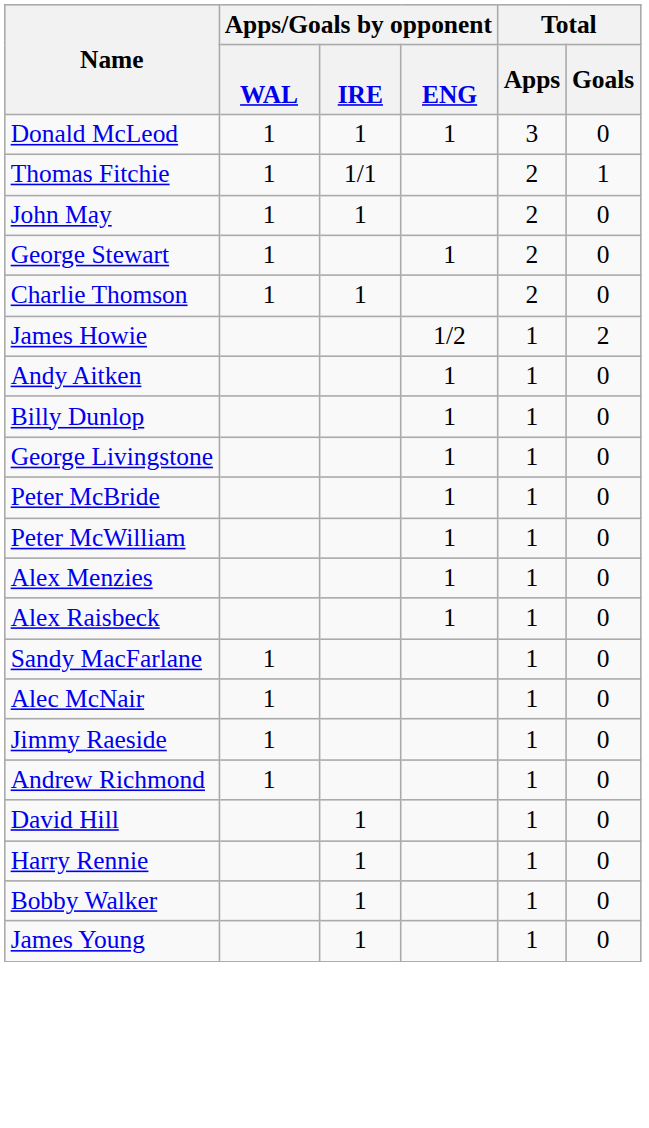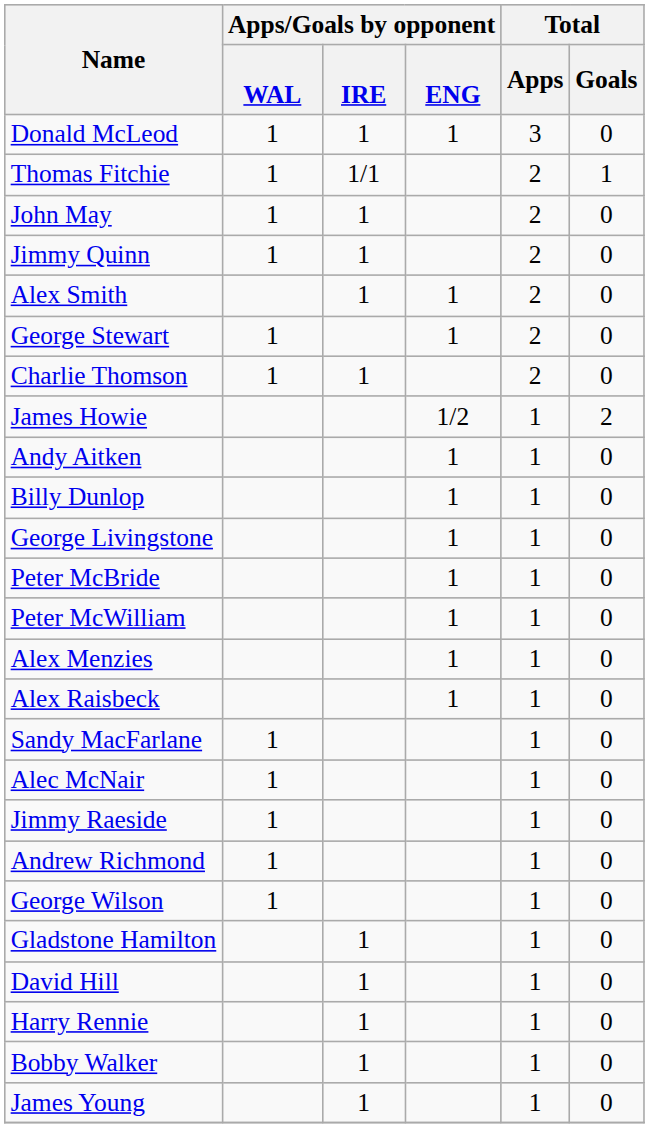+ row: (80, 255)
+ row: (69, 295)
+ row: (87, 900)
+ row: (113, 940)
